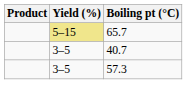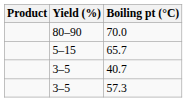+ row: (117, 32)
(64, 32) khaki background -> (64, 50) no background
